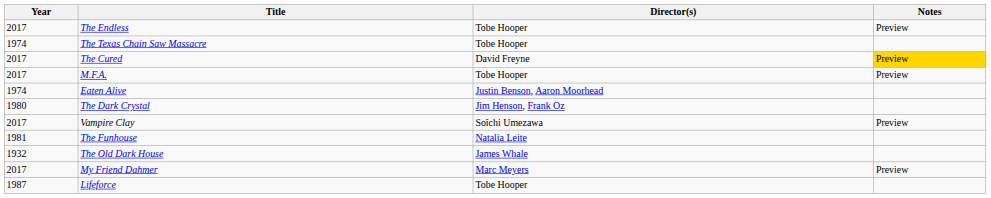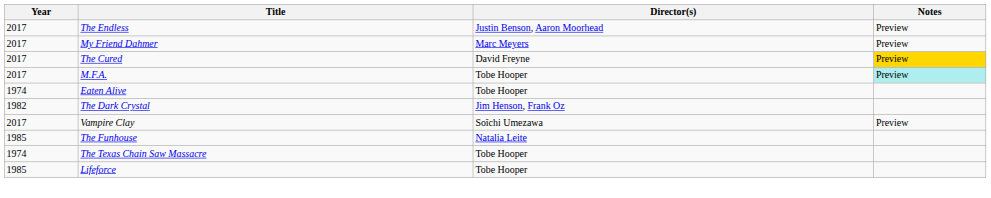(501, 28) Tobe Hooper -> (539, 28) Justin Benson, Aaron Moorhead
rows swapped: (143, 43) <-> (119, 169)
(892, 75) no background -> (892, 75) paleturquoise background
(539, 91) Justin Benson, Aaron Moorhead -> (501, 91) Tobe Hooper
(17, 106) 1980 -> (17, 106) 1982
(17, 138) 1981 -> (17, 138) 1985
- row: (122, 153)
(17, 185) 1987 -> (17, 169) 1985
